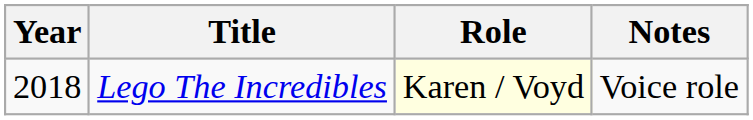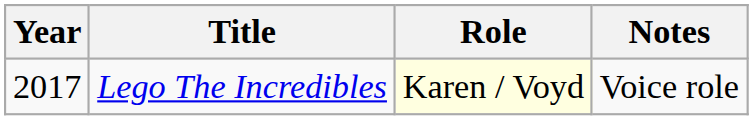(47, 85) 2018 -> (47, 85) 2017
